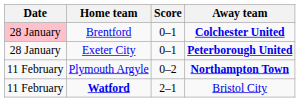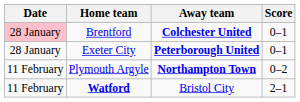columns swapped: (168, 13) <-> (240, 13)
